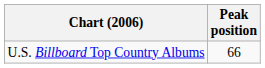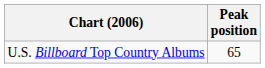(234, 52) 66 -> (234, 52) 65
